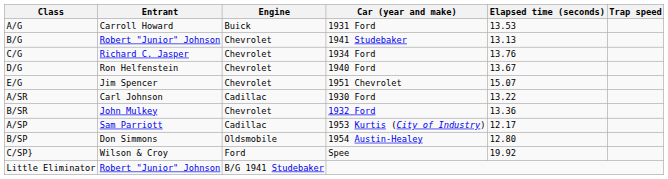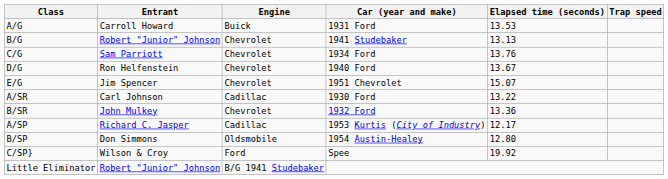(144, 54) Richard C. Jasper -> (131, 54) Sam Parriott
(131, 125) Sam Parriott -> (144, 125) Richard C. Jasper
